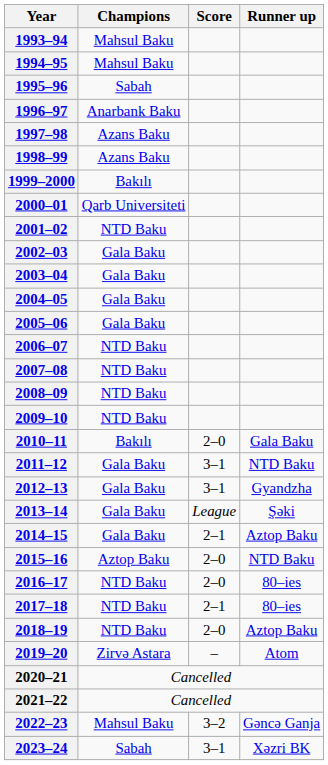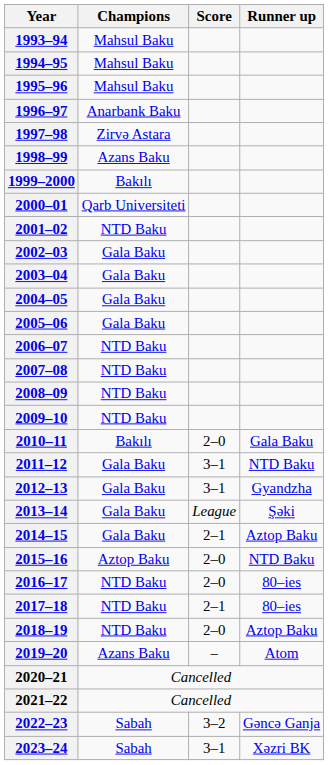(134, 87) Sabah -> (134, 87) Mahsul Baku
(134, 134) Azans Baku -> (134, 134) Zirvə Astara
(134, 653) Zirvə Astara -> (134, 653) Azans Baku
(134, 724) Mahsul Baku -> (134, 724) Sabah
